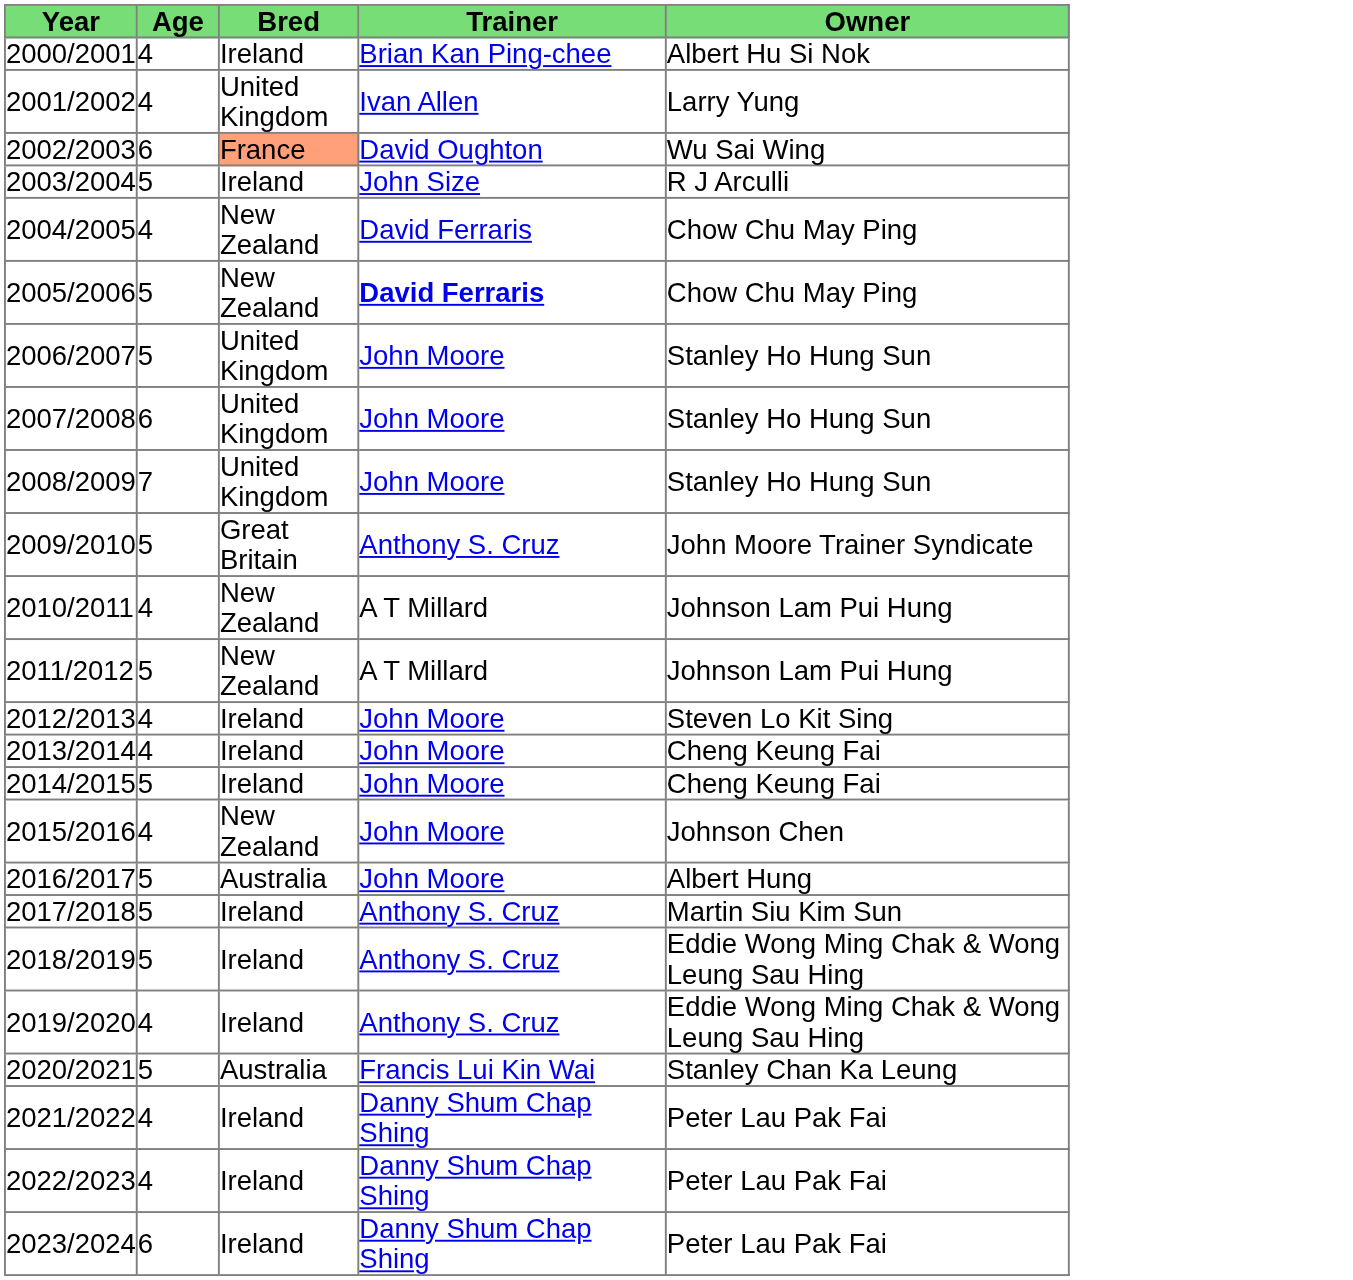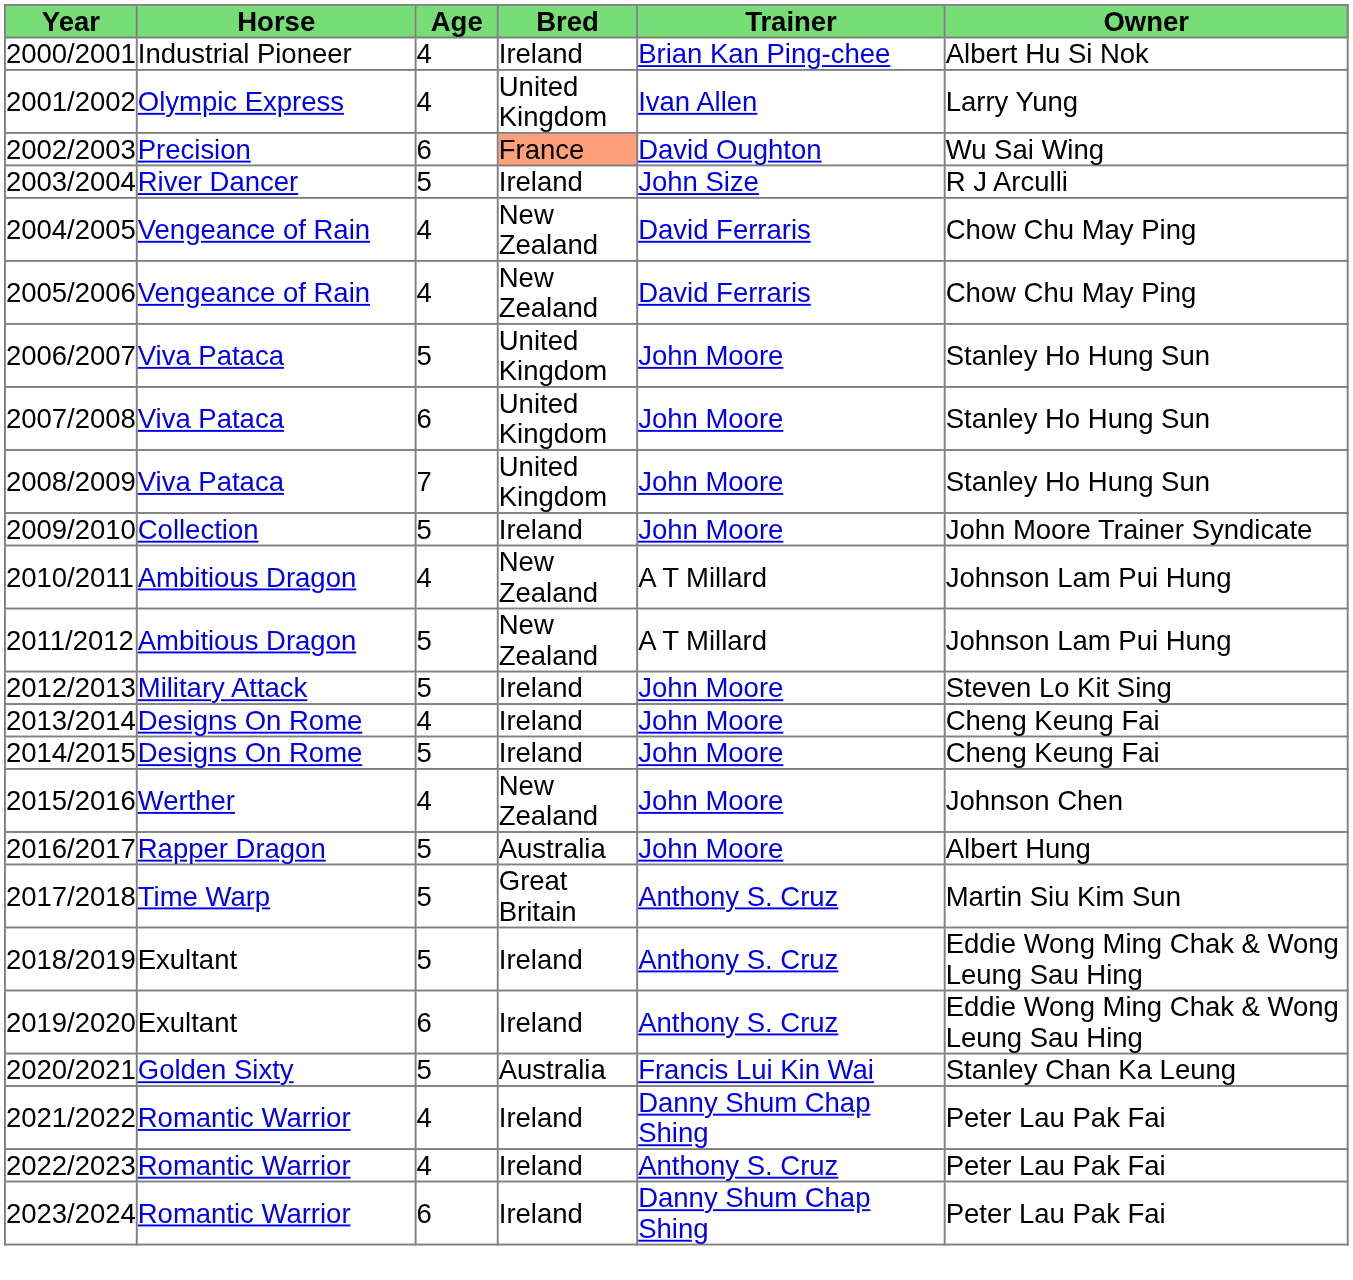+ column: (276, 21)
(145, 292) 5 -> (424, 292) 4
(452, 292) bold -> (724, 292) normal
(259, 545) Great Britain -> (541, 529) Ireland
(459, 545) Anthony S. Cruz -> (711, 529) John Moore
(145, 718) 4 -> (424, 688) 5
(262, 911) Ireland -> (538, 896) Great Britain
(145, 1022) 4 -> (424, 1022) 6
(475, 1181) Danny Shum Chap Shing -> (738, 1165) Anthony S. Cruz
